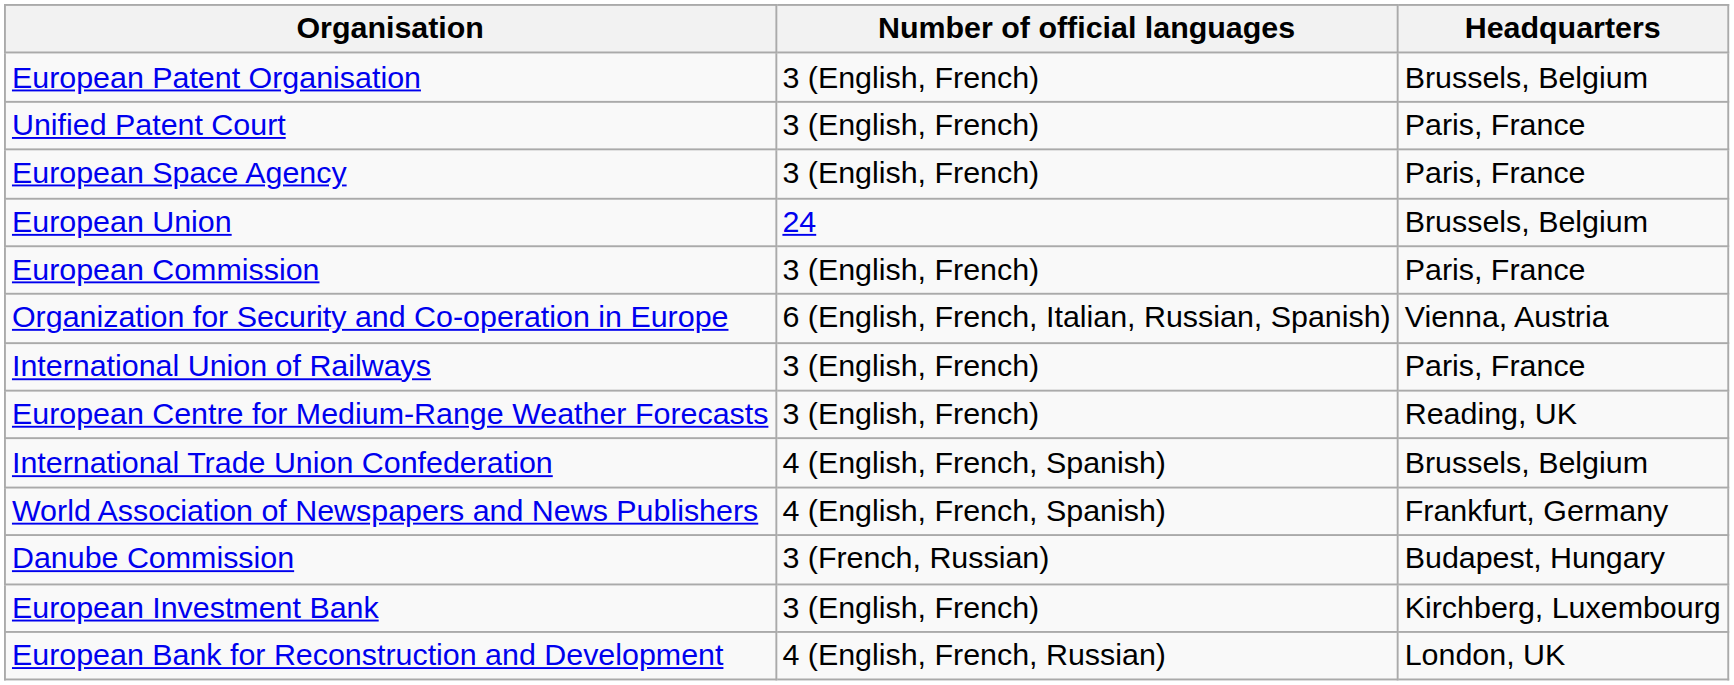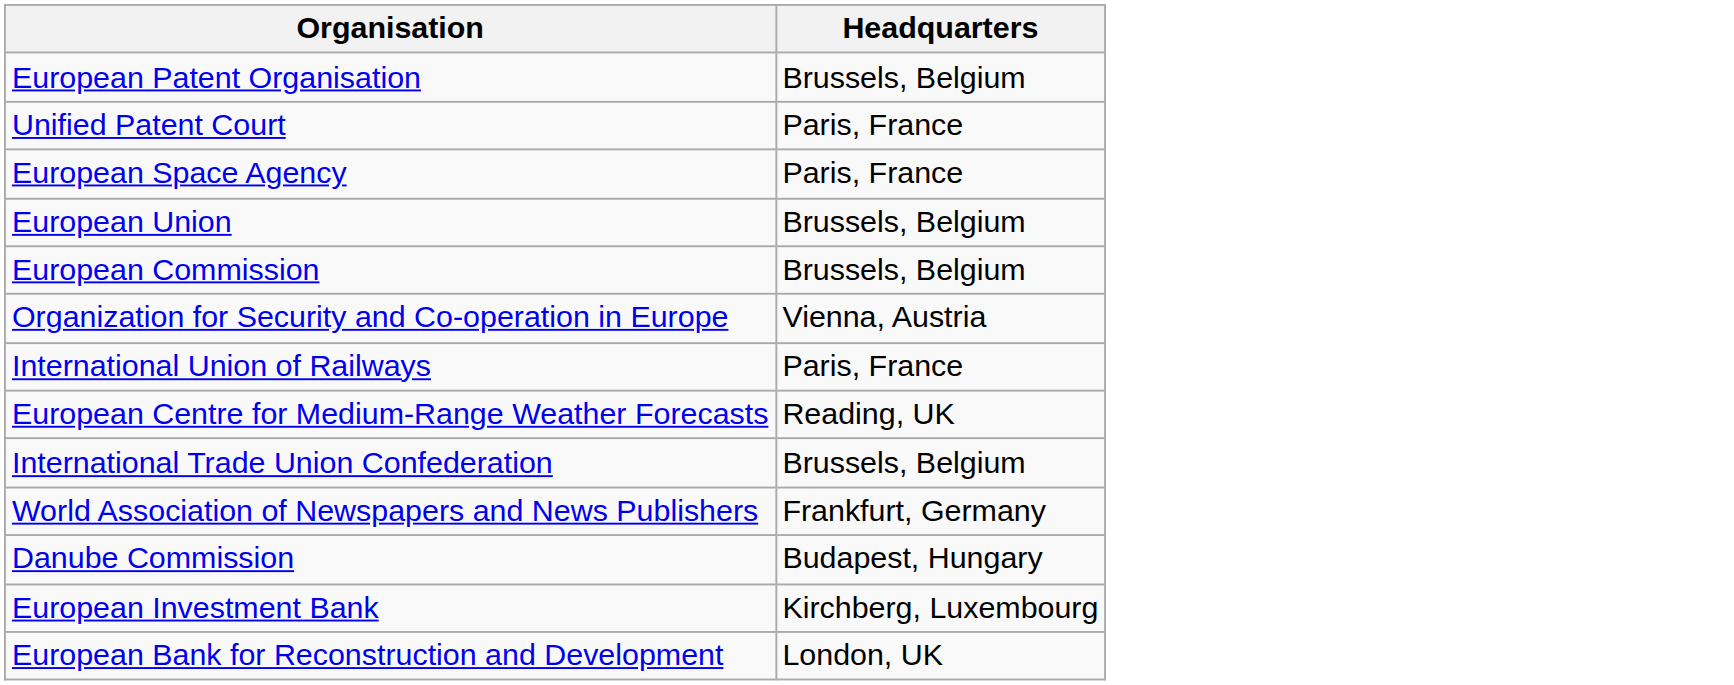- column: (1087, 28)
(1495, 269) Paris, France -> (904, 269) Brussels, Belgium
